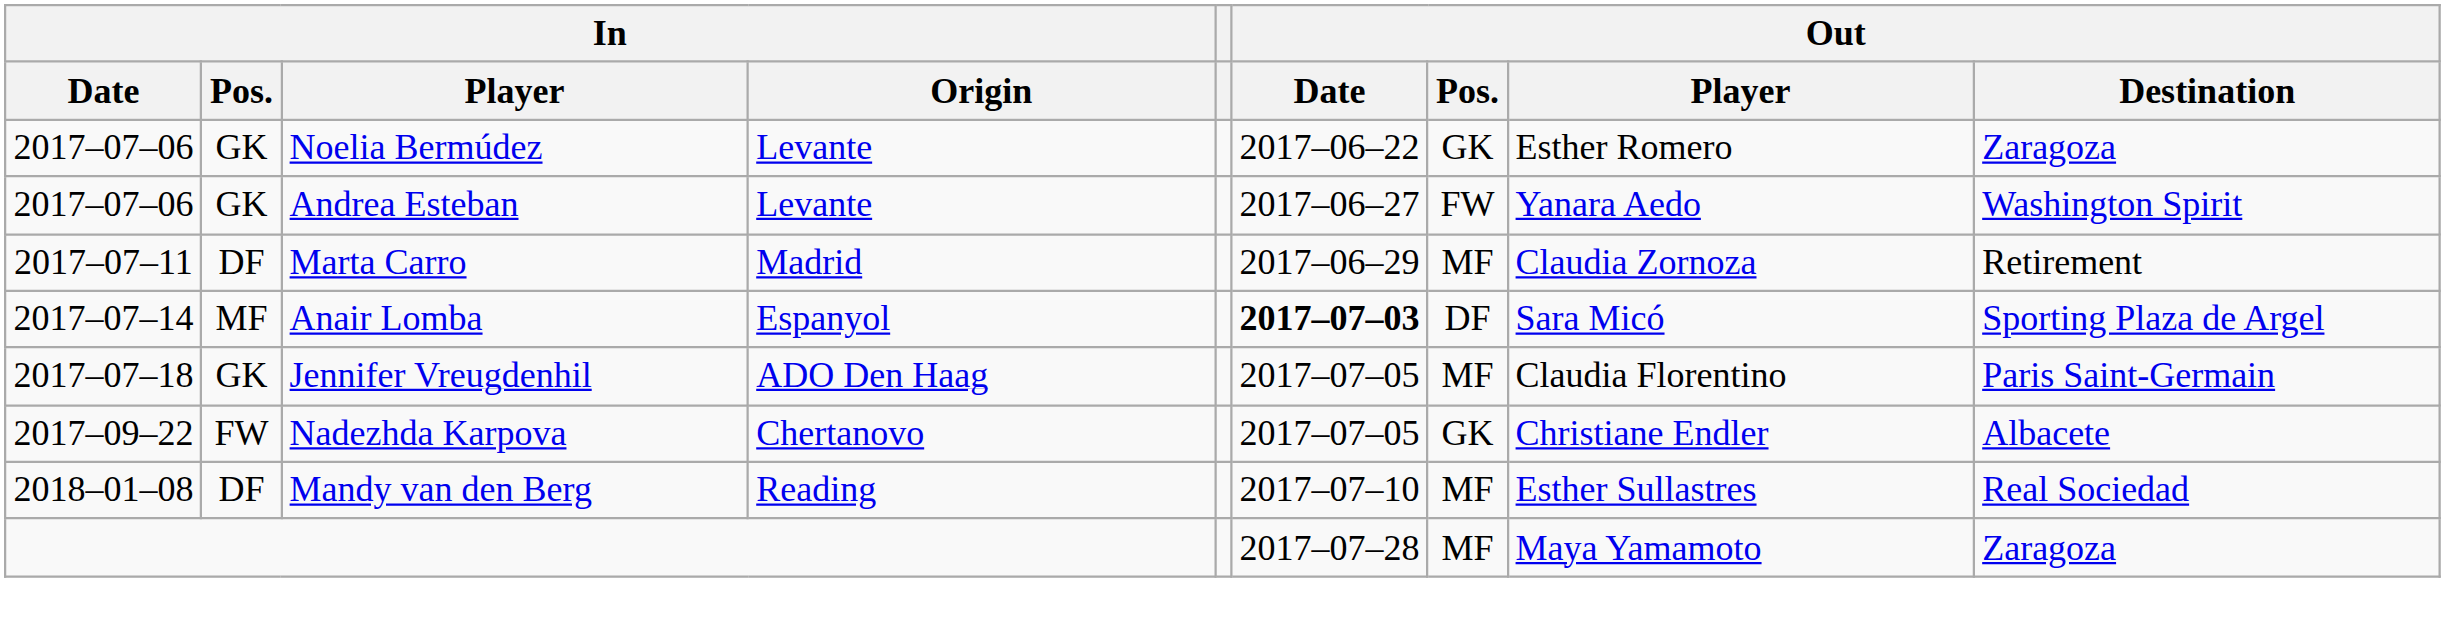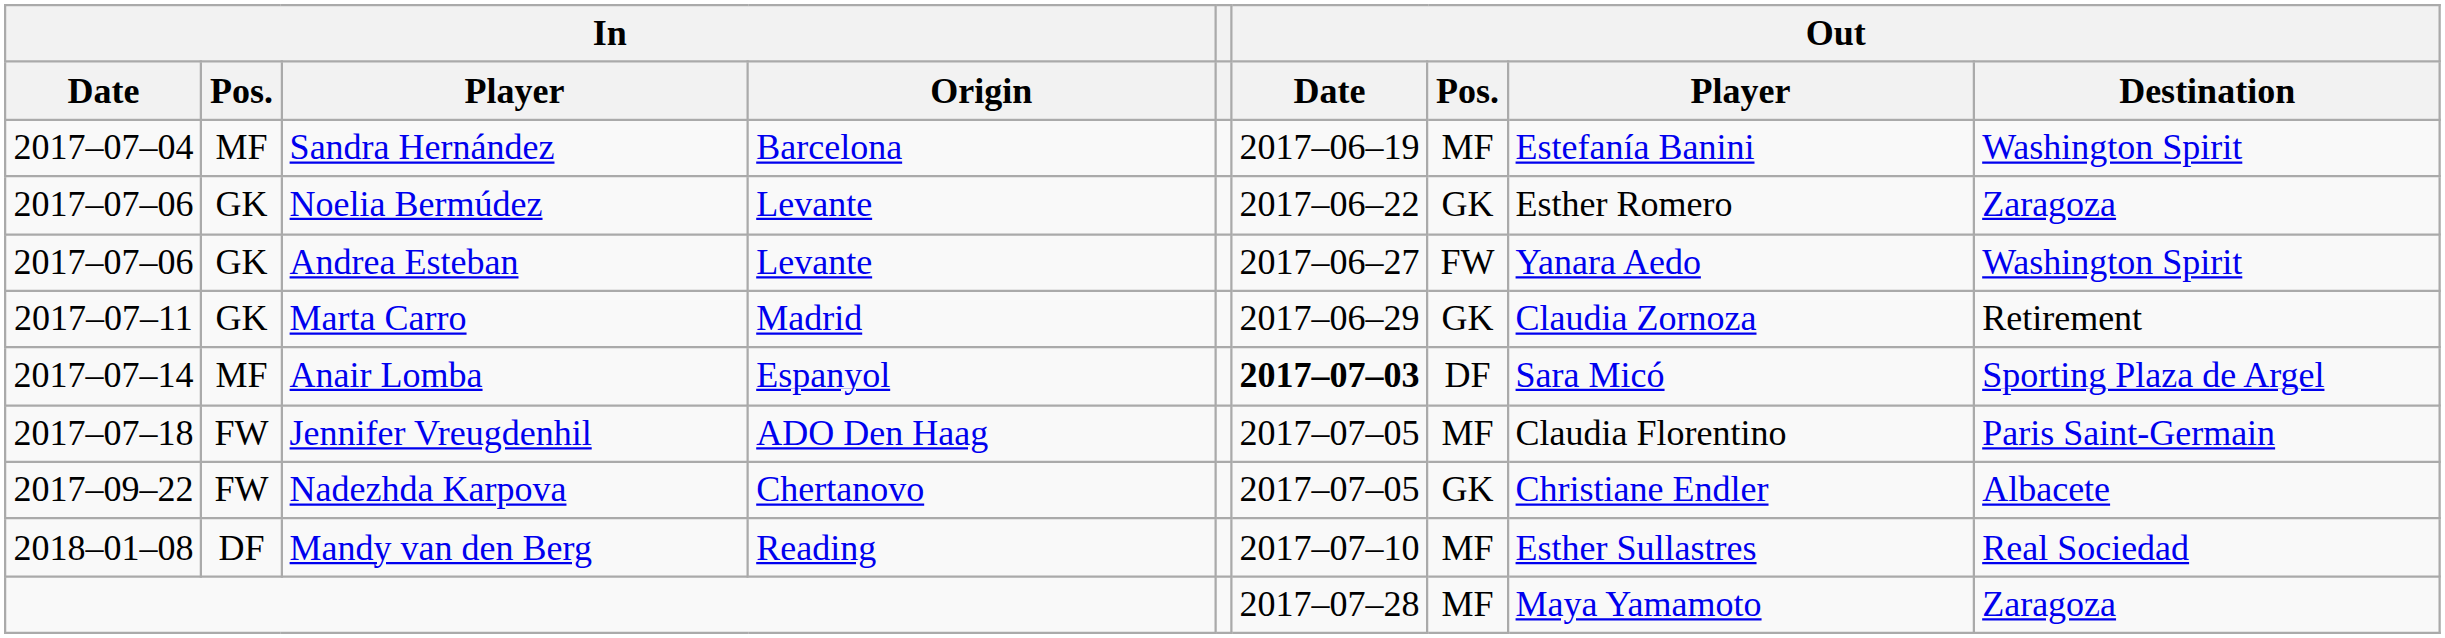+ row: (422, 147)
(241, 261) DF -> (241, 318) GK
(1467, 261) MF -> (1467, 318) GK
(241, 375) GK -> (242, 432) FW
